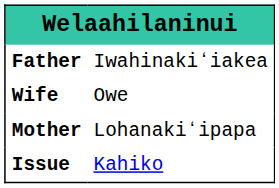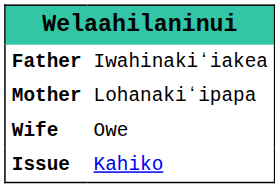rows swapped: (47, 130) <-> (35, 96)
